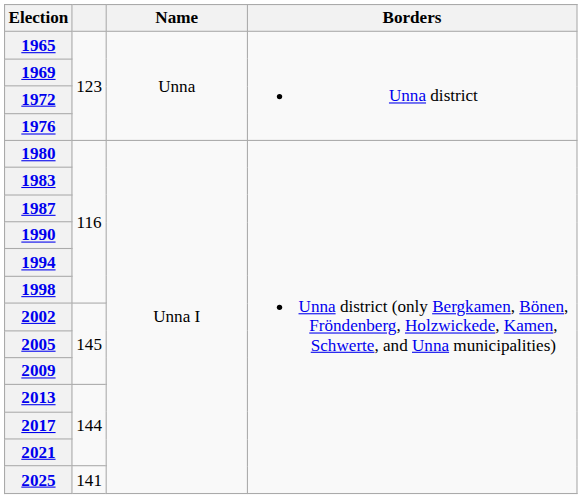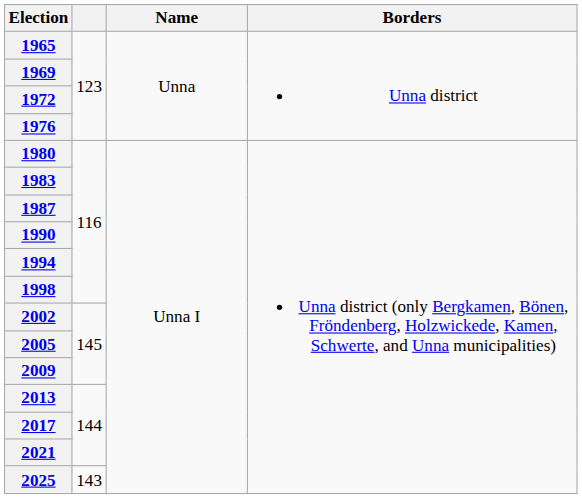(89, 479) 141 -> (89, 479) 143
